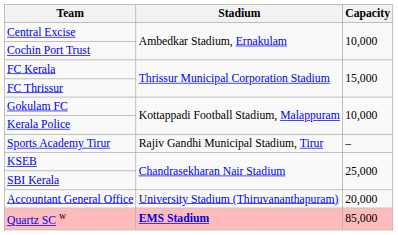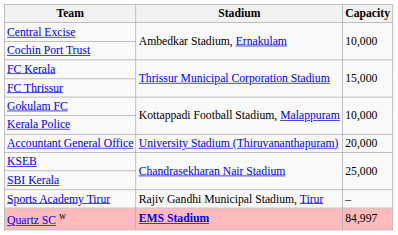rows swapped: (59, 143) <-> (70, 198)
(361, 219) 85,000 -> (361, 219) 84,997
